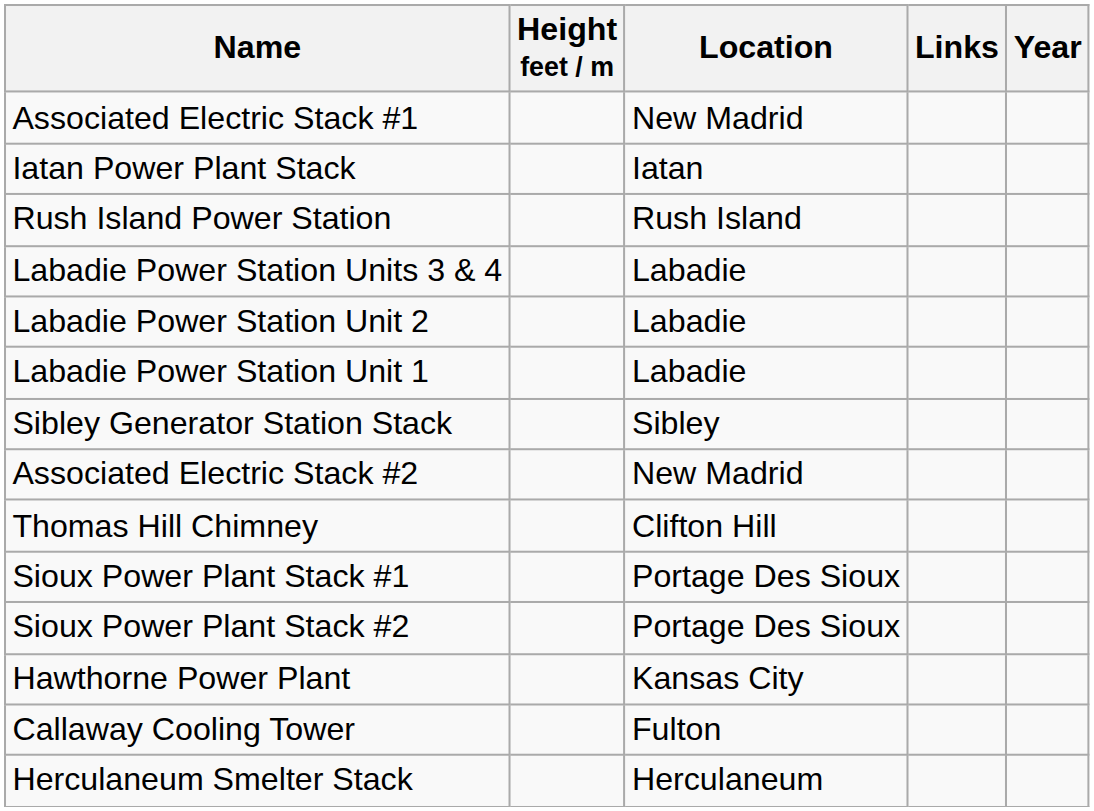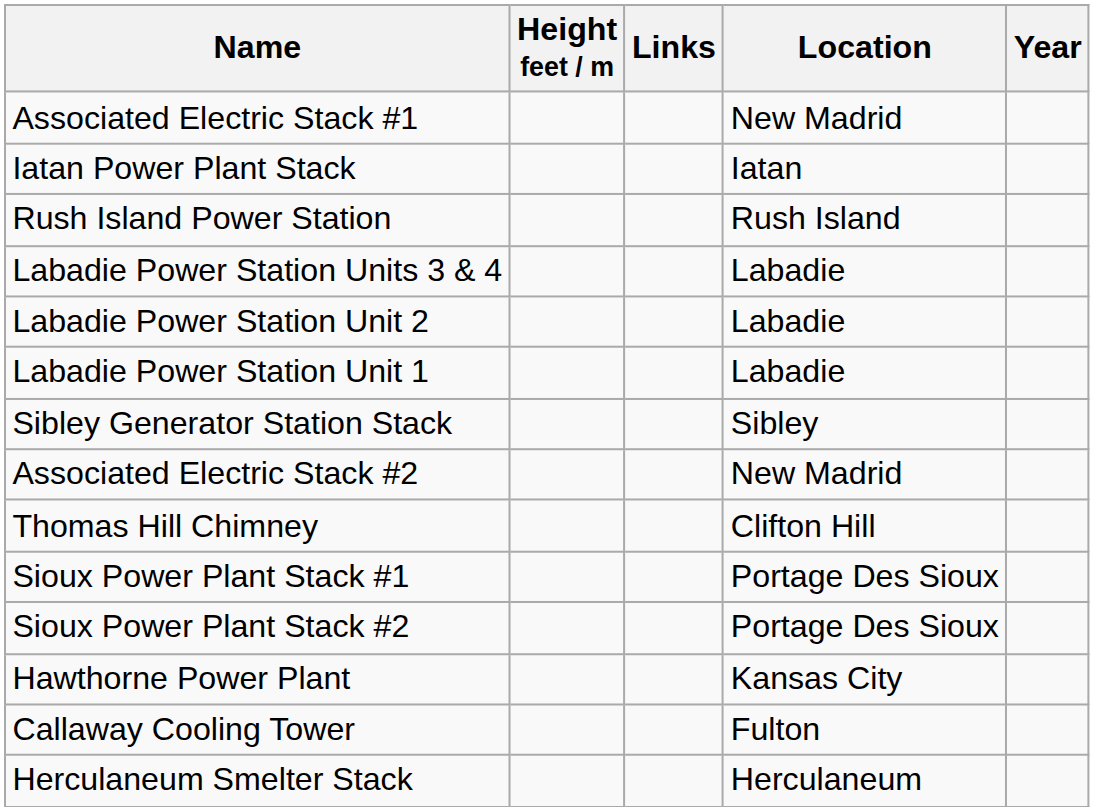columns swapped: (766, 48) <-> (957, 48)
